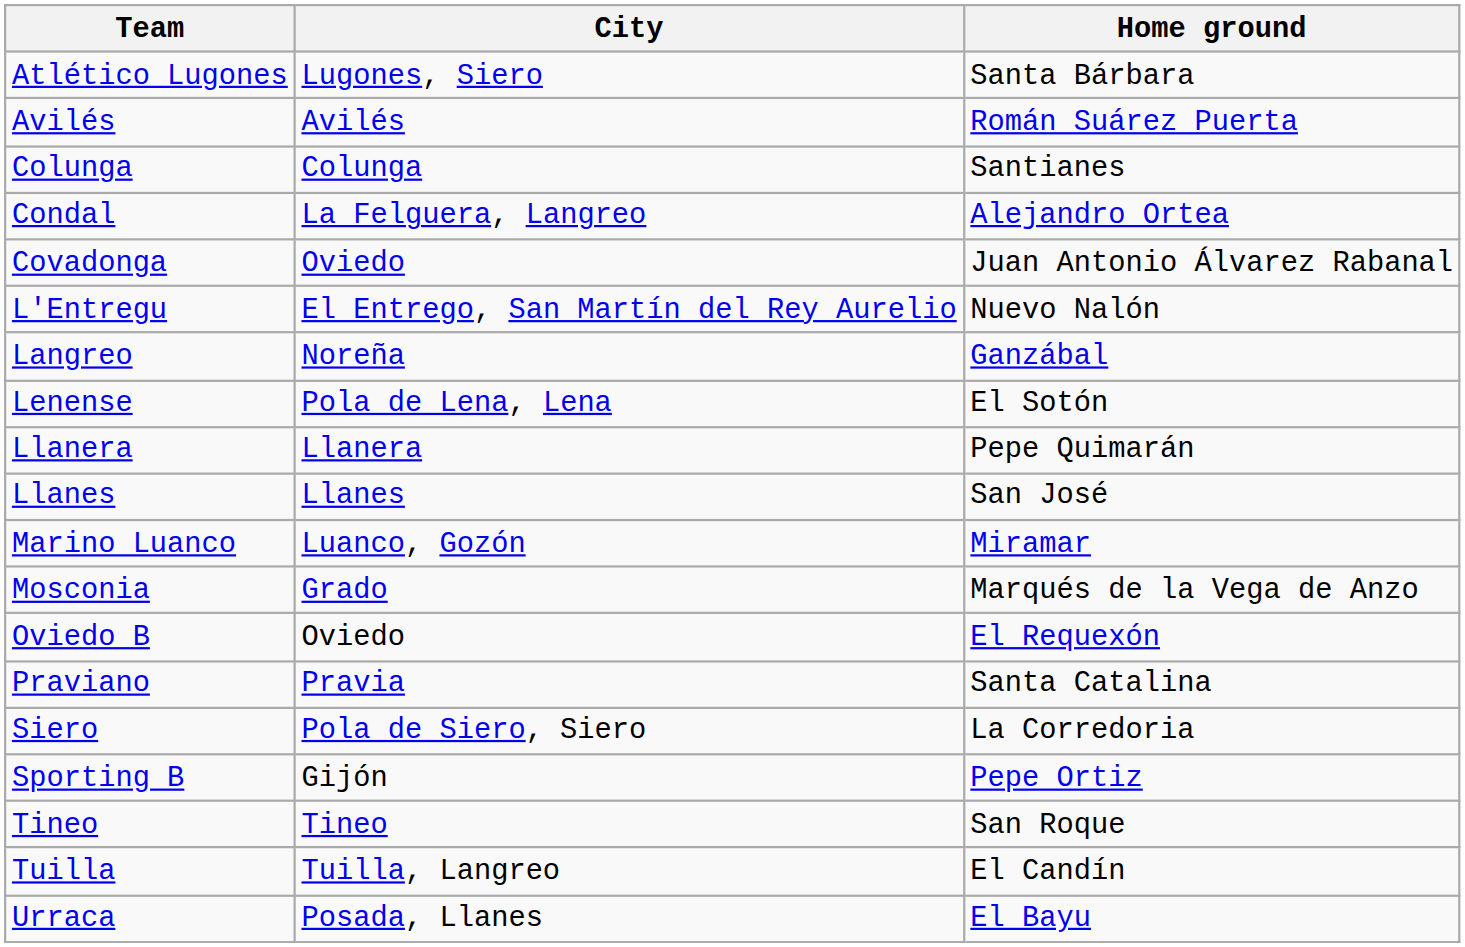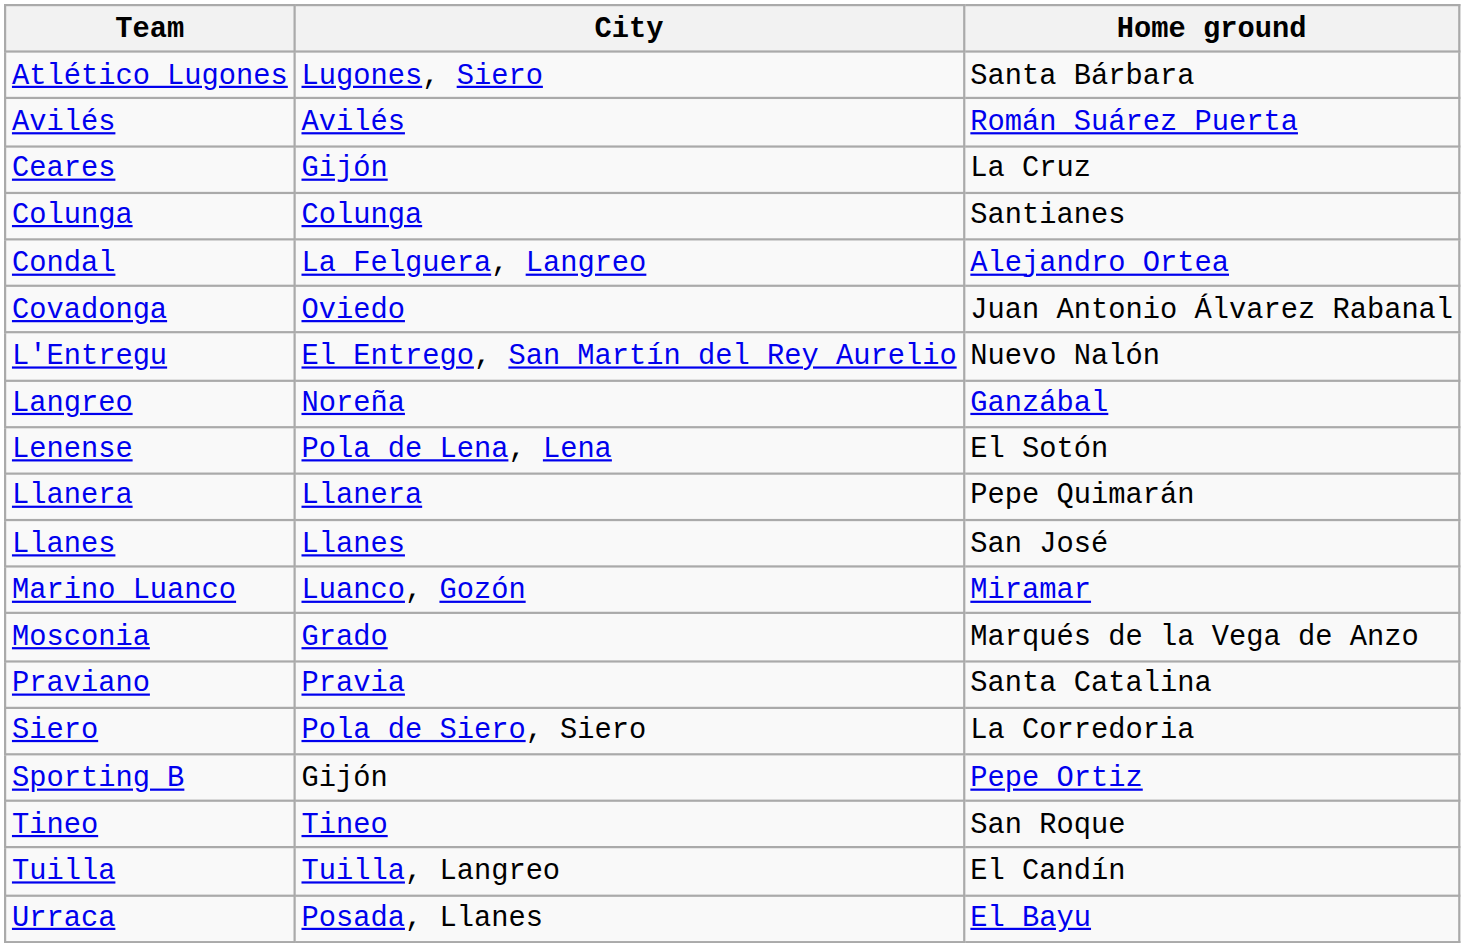+ row: (64, 169)
- row: (81, 637)
